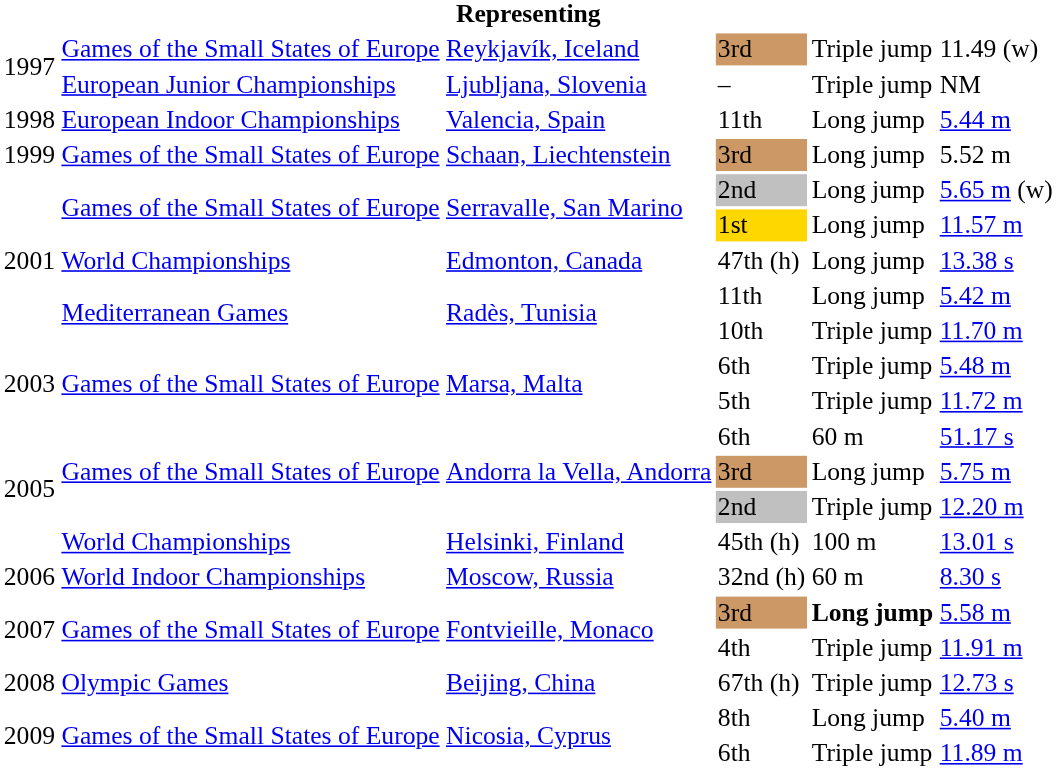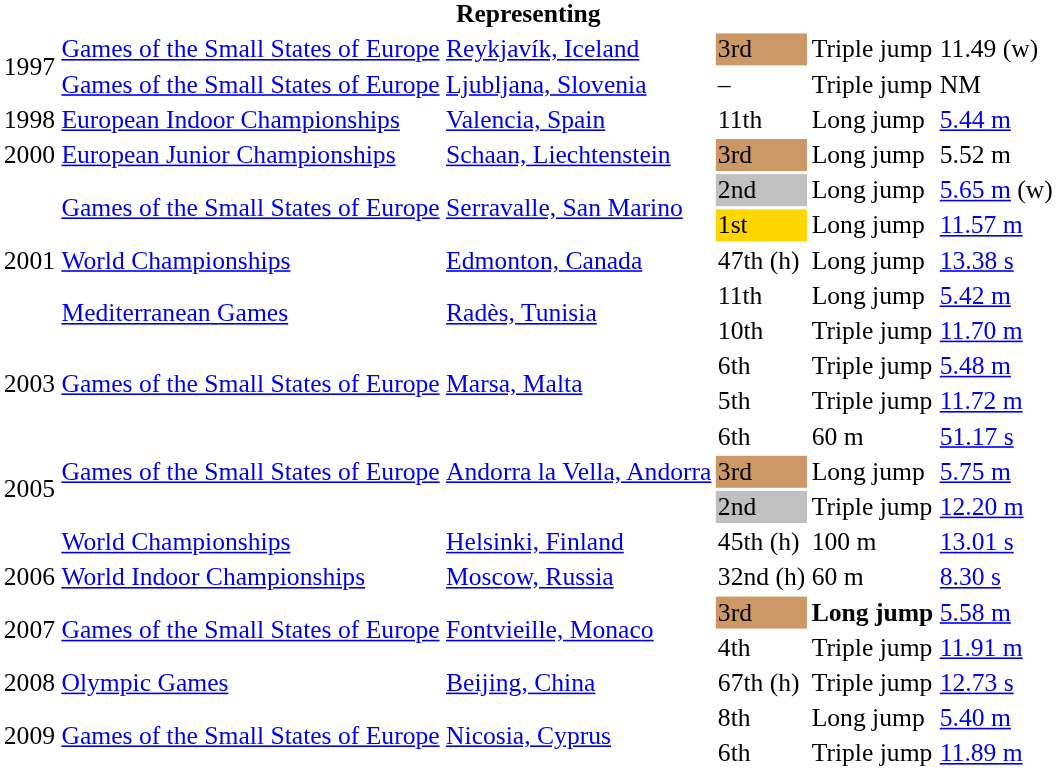(229, 84) European Junior Championships -> (251, 84) Games of the Small States of Europe
(29, 154) 1999 -> (29, 154) 2000
(251, 154) Games of the Small States of Europe -> (229, 154) European Junior Championships
